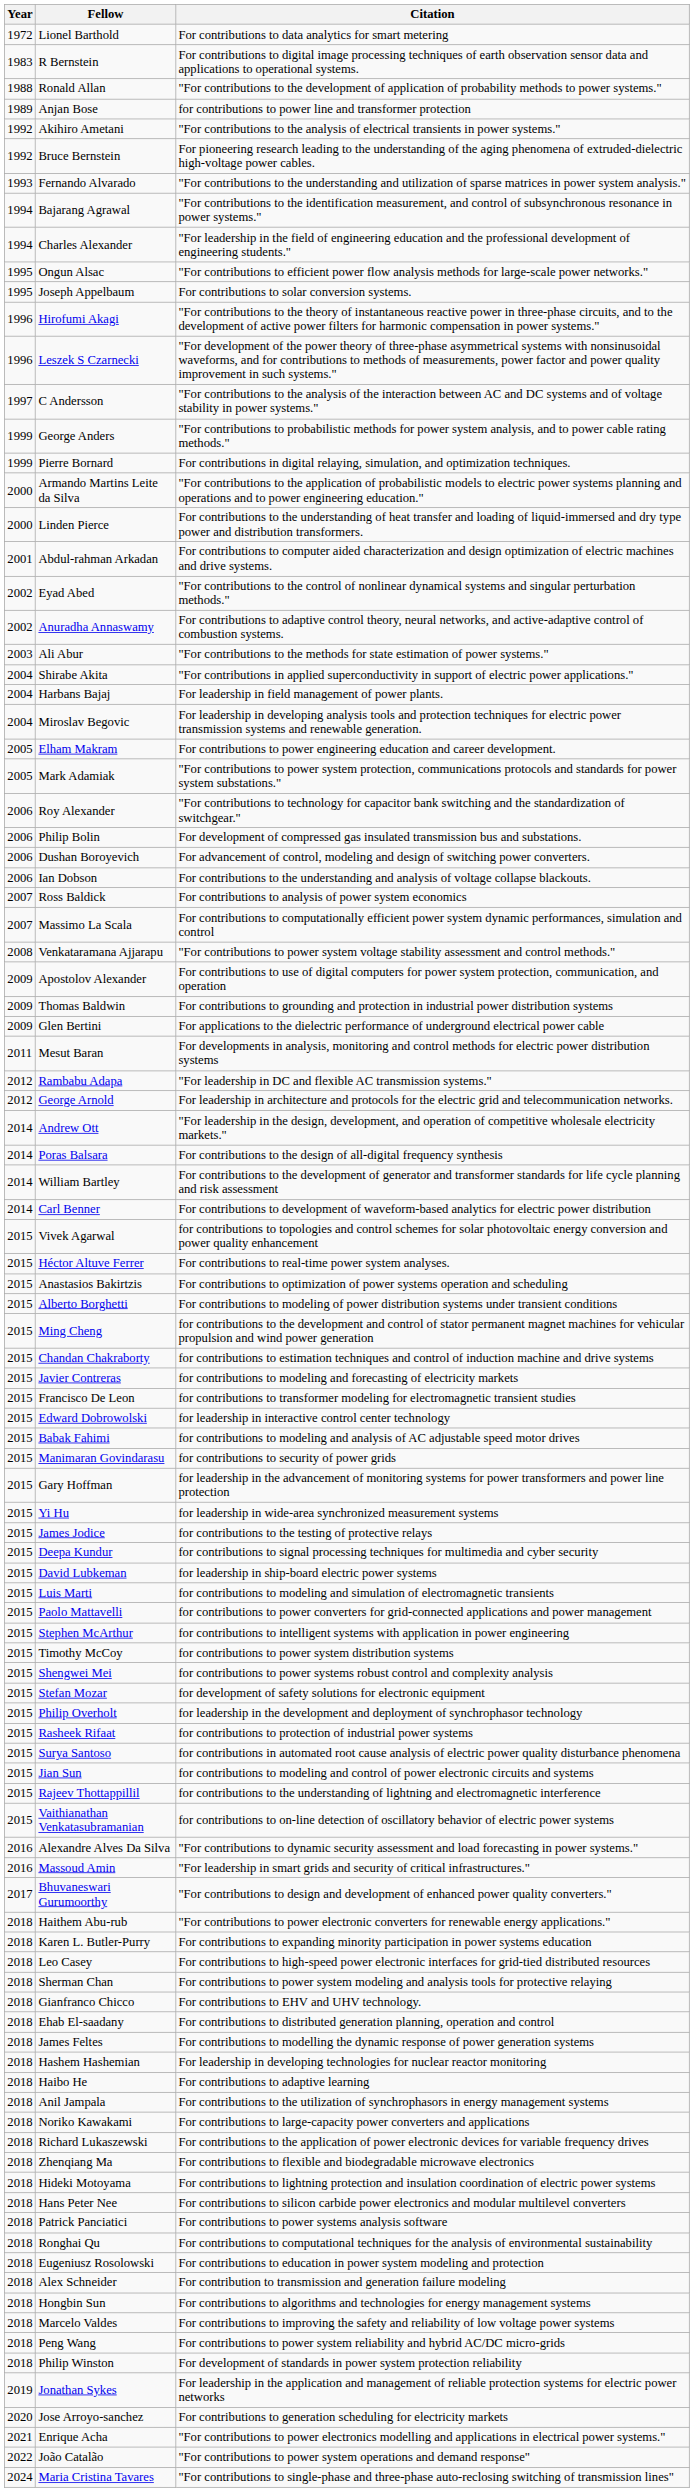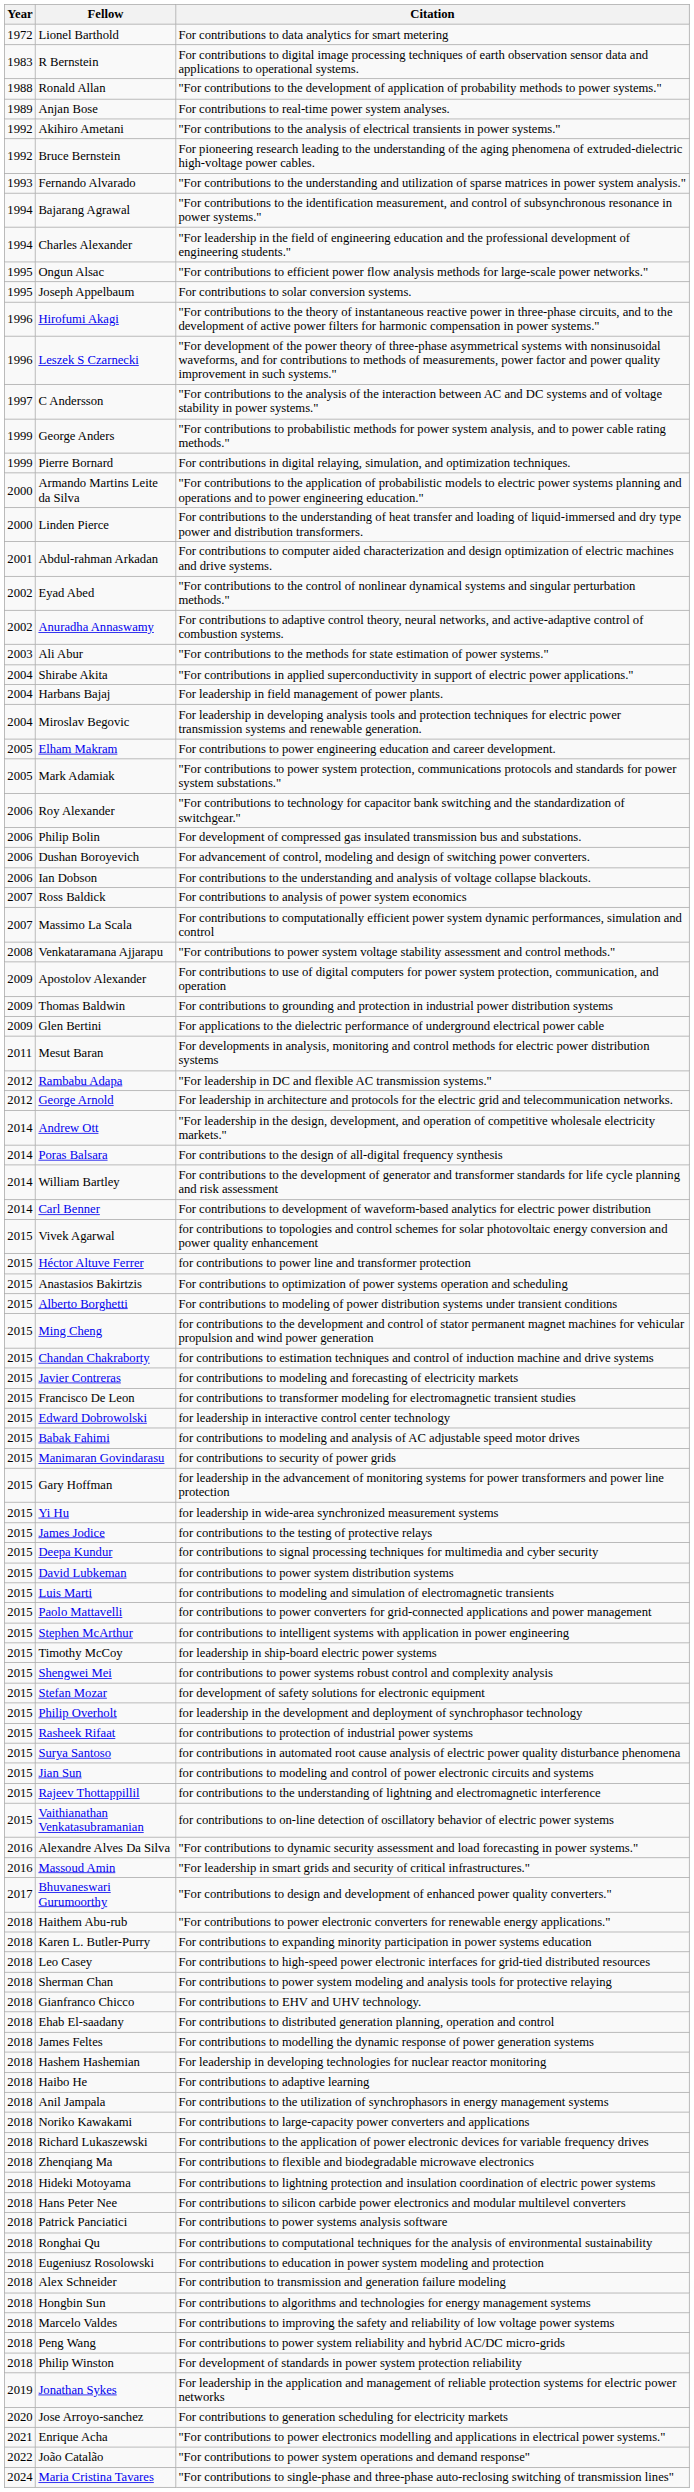(325, 108) for contributions to power line and transformer protection -> (314, 108) For contributions to real-time power system analyses.
(314, 1263) For contributions to real-time power system analyses. -> (325, 1263) for contributions to power line and transformer protection
(308, 1572) for leadership in ship-board electric power systems -> (316, 1572) for contributions to power system distribution systems
(316, 1652) for contributions to power system distribution systems -> (308, 1652) for leadership in ship-board electric power systems
